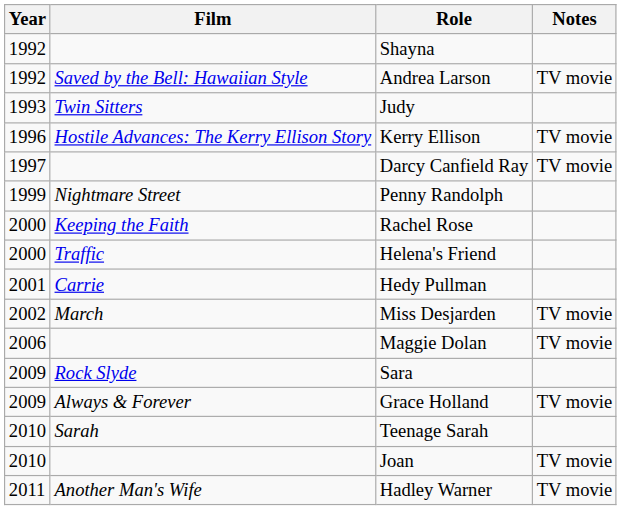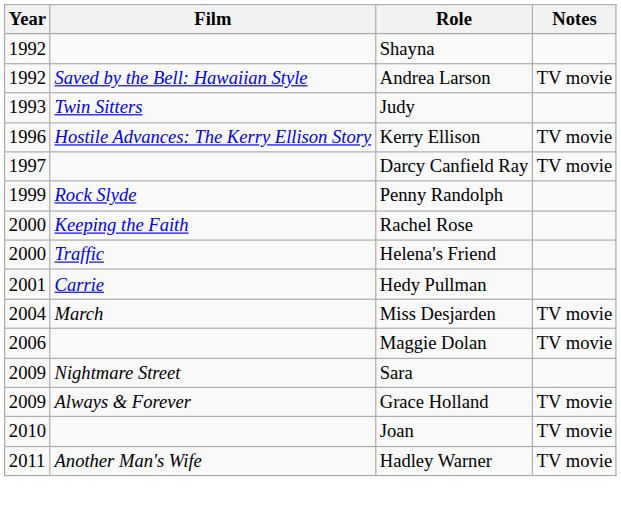(118, 195) Nightmare Street -> (95, 195) Rock Slyde
(27, 313) 2002 -> (27, 313) 2004
(95, 372) Rock Slyde -> (118, 372) Nightmare Street
- row: (434, 431)
